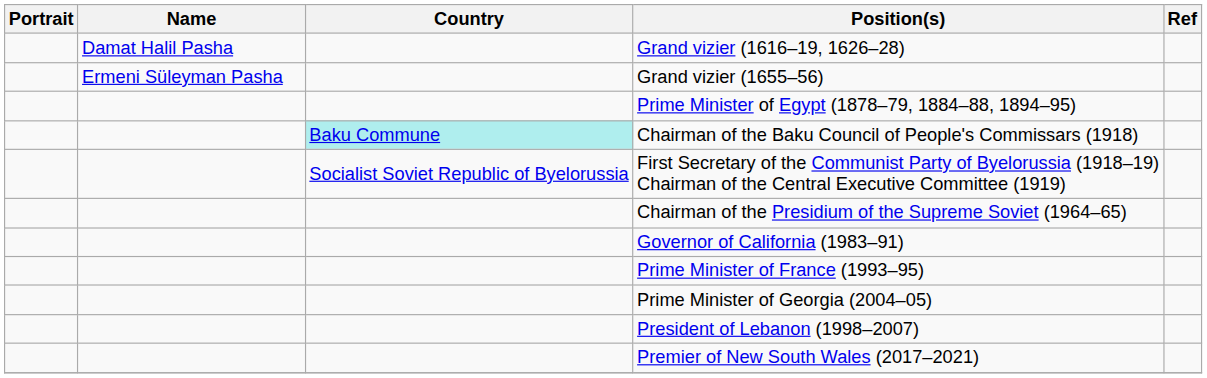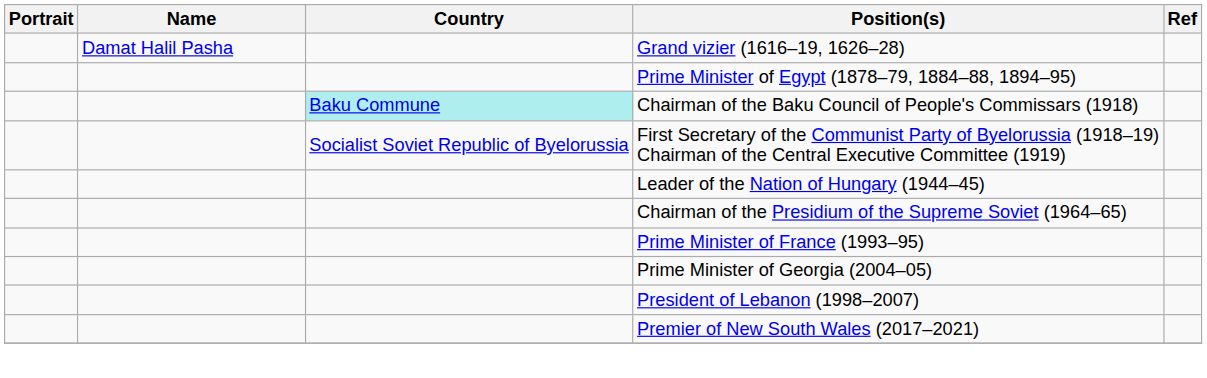- row: (730, 76)
+ row: (811, 184)
- row: (770, 241)
